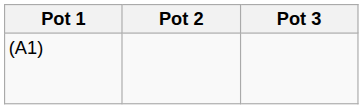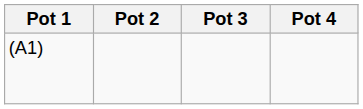+ column: (314, 18)
